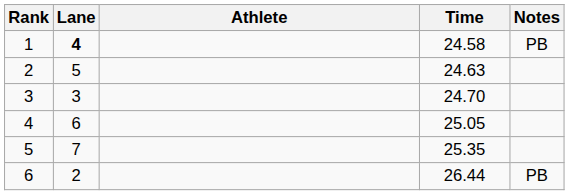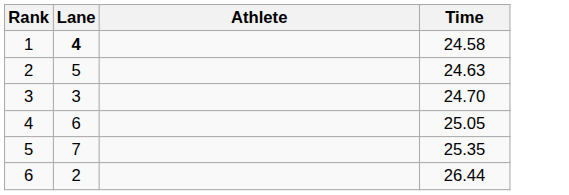- column: (537, 17)
